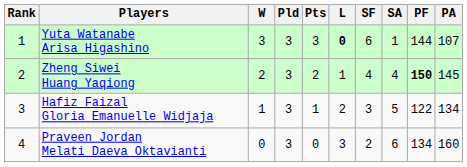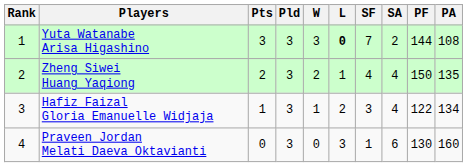columns swapped: (316, 14) <-> (262, 14)
(369, 41) 6 -> (369, 41) 7
(395, 41) 1 -> (395, 41) 2
(449, 41) 107 -> (449, 41) 108
(421, 76) bold -> (421, 76) normal
(449, 76) 145 -> (449, 76) 135
(395, 110) 5 -> (395, 110) 4
(369, 144) 2 -> (369, 144) 1
(421, 144) 134 -> (421, 144) 130
